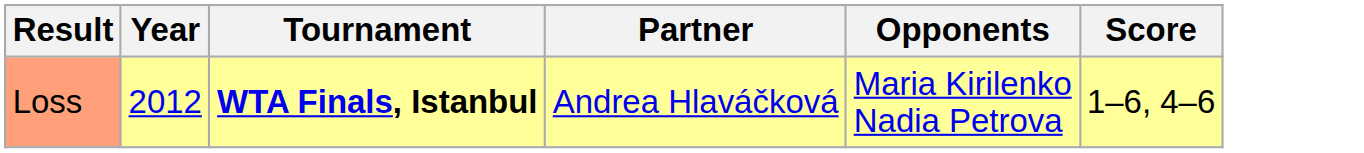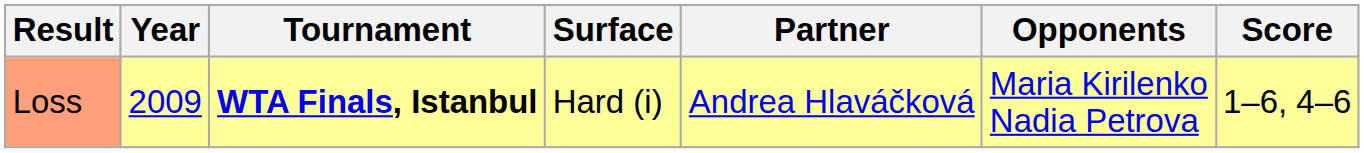+ column: (613, 30)
(165, 101) 2012 -> (165, 101) 2009
